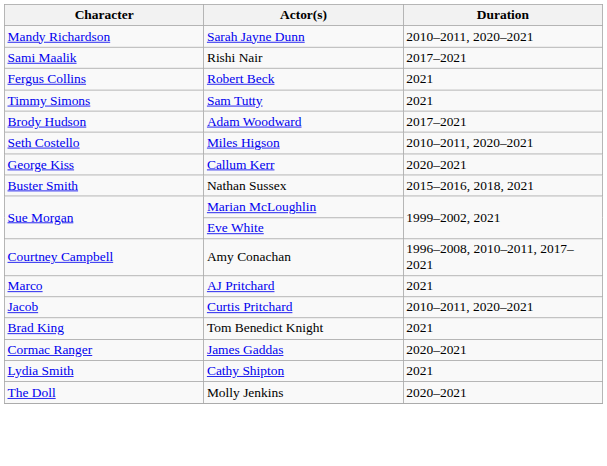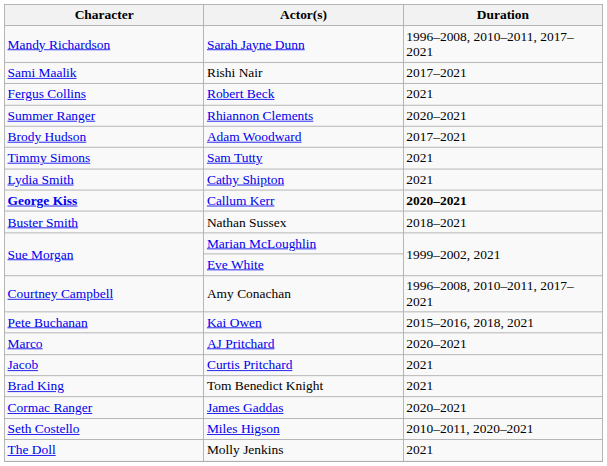(470, 36) 2010–2011, 2020–2021 -> (490, 44) 1996–2008, 2010–2011, 2017–2021
+ row: (260, 115)
rows swapped: (235, 100) <-> (254, 121)
rows swapped: (246, 371) <-> (243, 143)
(41, 164) normal -> (42, 200) bold
(437, 164) normal -> (437, 200) bold
(470, 185) 2015–2016, 2018, 2021 -> (437, 222) 2018–2021
+ row: (234, 322)
(420, 286) 2021 -> (437, 343) 2020–2021
(470, 307) 2010–2011, 2020–2021 -> (420, 365) 2021
(437, 392) 2020–2021 -> (420, 450) 2021
